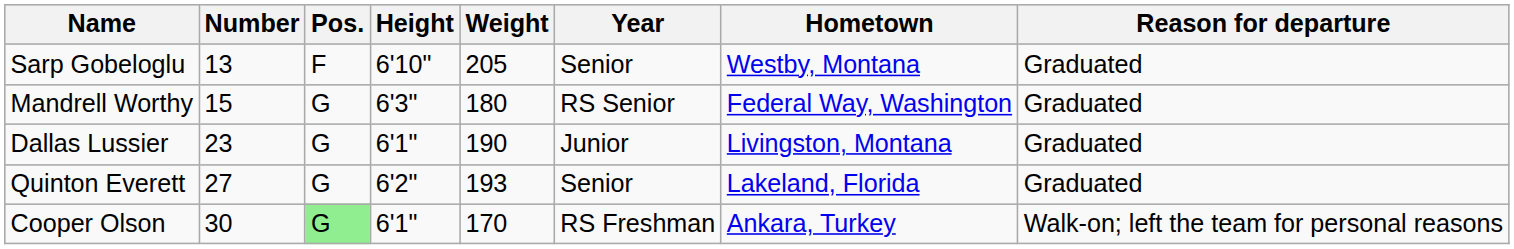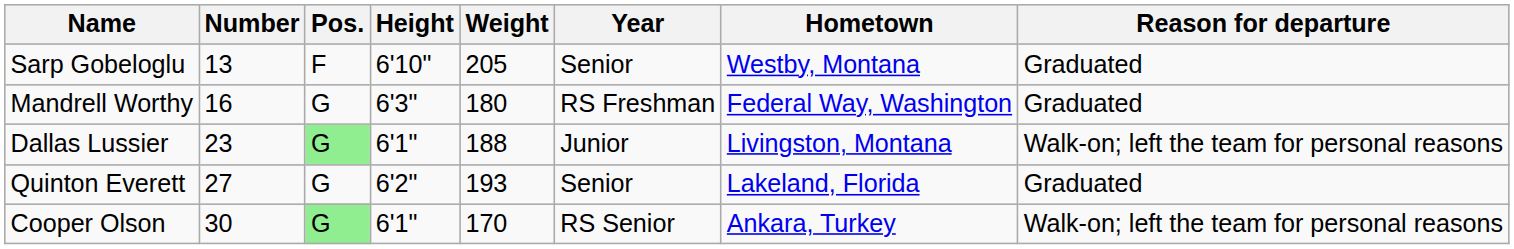(219, 104) 15 -> (219, 104) 16
(618, 104) RS Senior -> (638, 104) RS Freshman
(321, 143) no background -> (321, 143) lightgreen background
(486, 143) 190 -> (486, 143) 188
(1083, 143) Graduated -> (1263, 143) Walk-on; left the team for personal reasons
(638, 223) RS Freshman -> (618, 223) RS Senior
